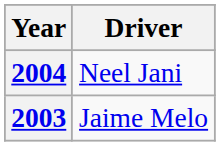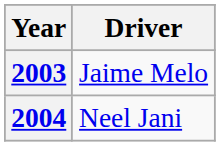rows swapped: (39, 118) <-> (39, 72)
